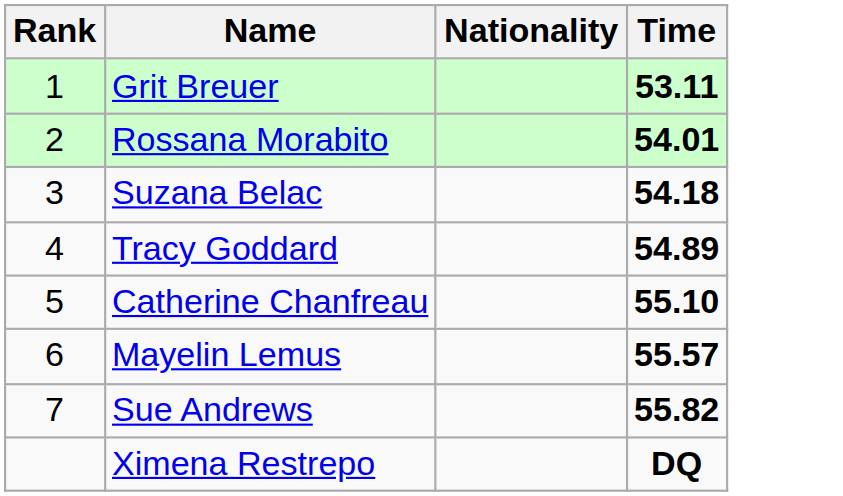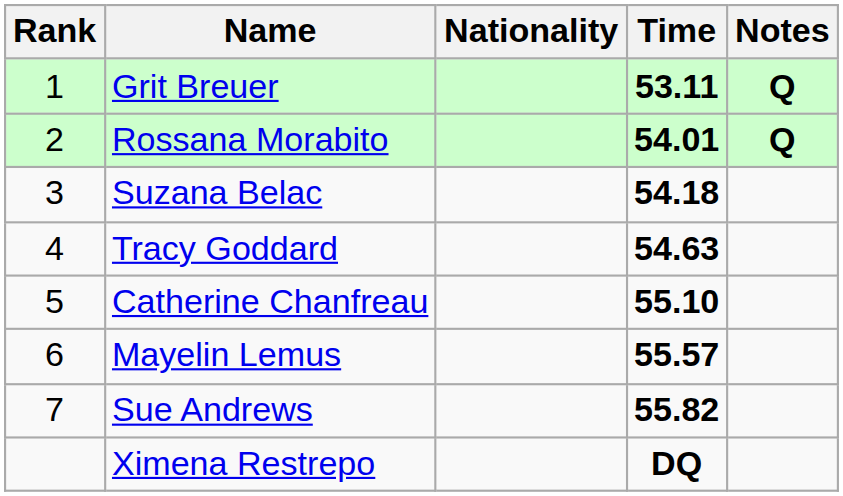+ column: (782, 31)
(677, 247) 54.89 -> (677, 247) 54.63
